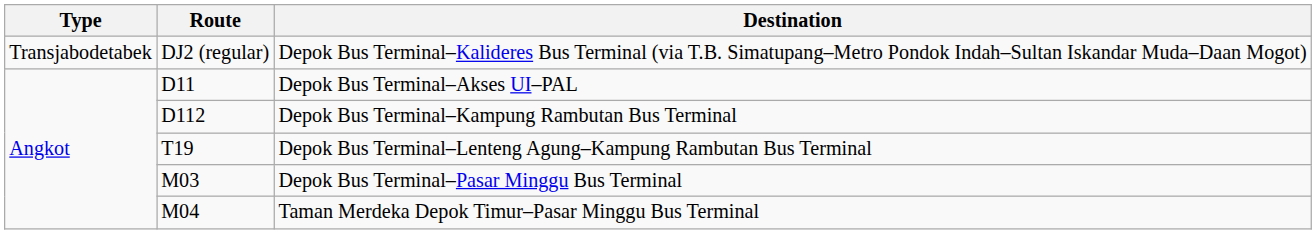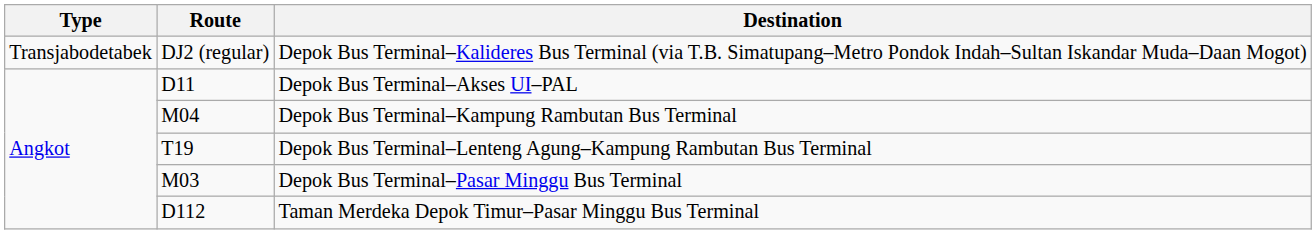(183, 116) D112 -> (180, 116) M04
(180, 212) M04 -> (183, 212) D112
